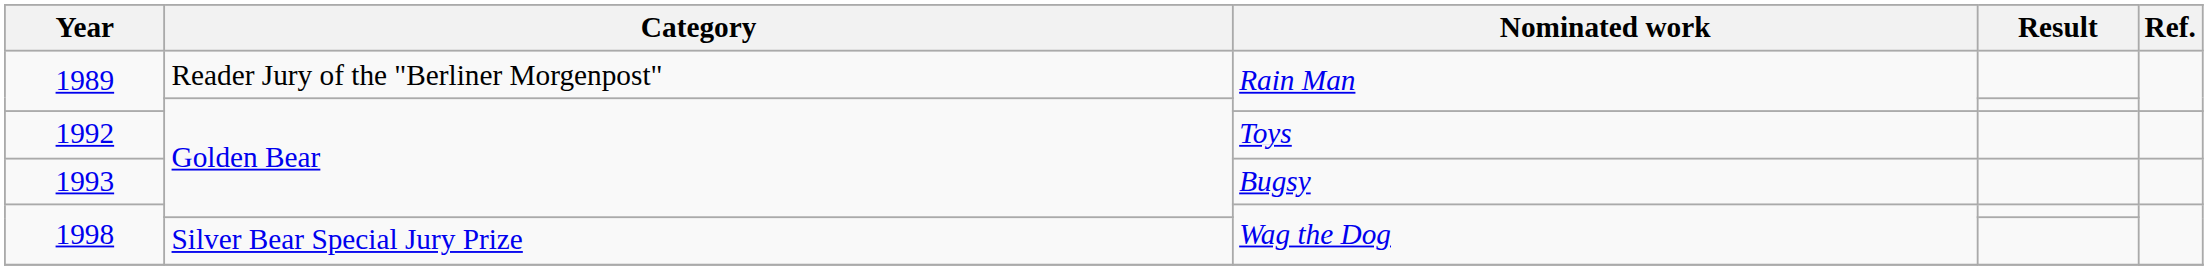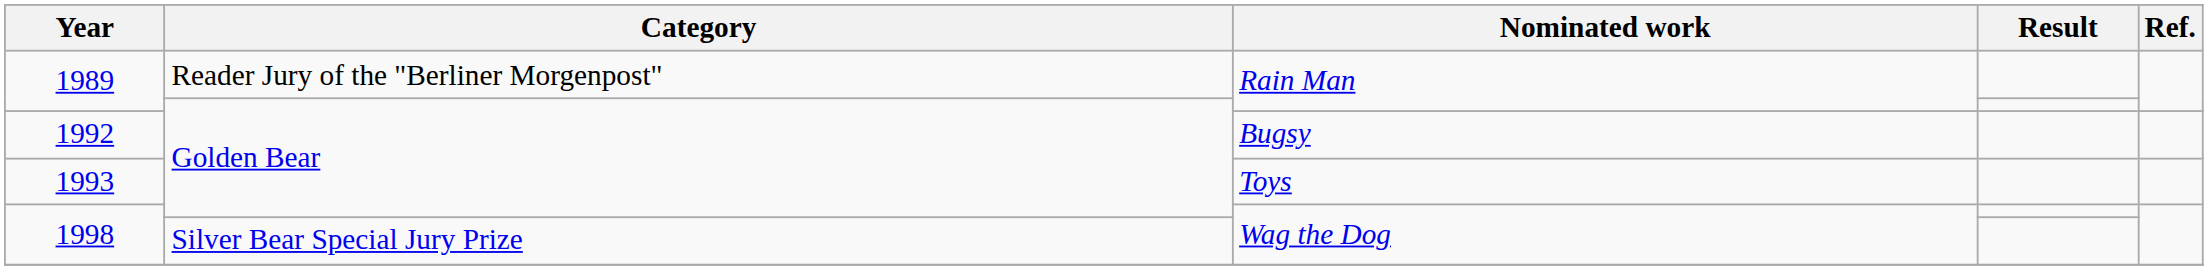(1265, 134) Toys -> (1275, 134) Bugsy
(1275, 180) Bugsy -> (1265, 180) Toys
